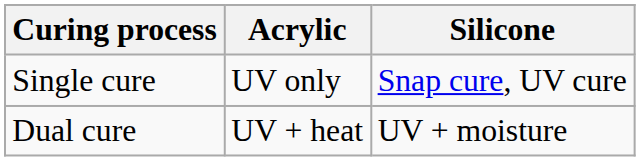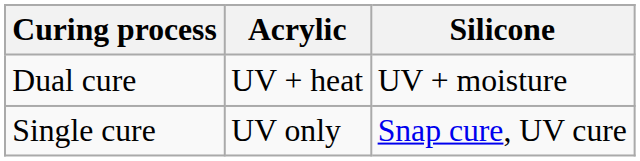rows swapped: (84, 79) <-> (74, 130)
